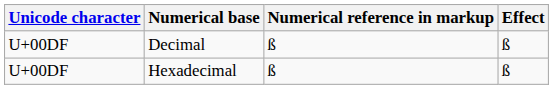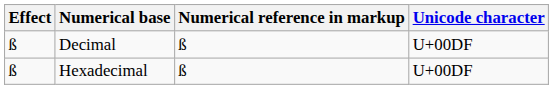columns swapped: (74, 17) <-> (523, 17)
